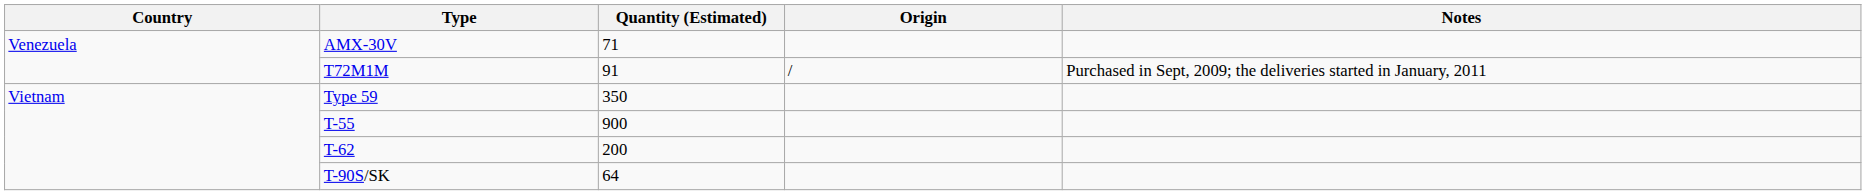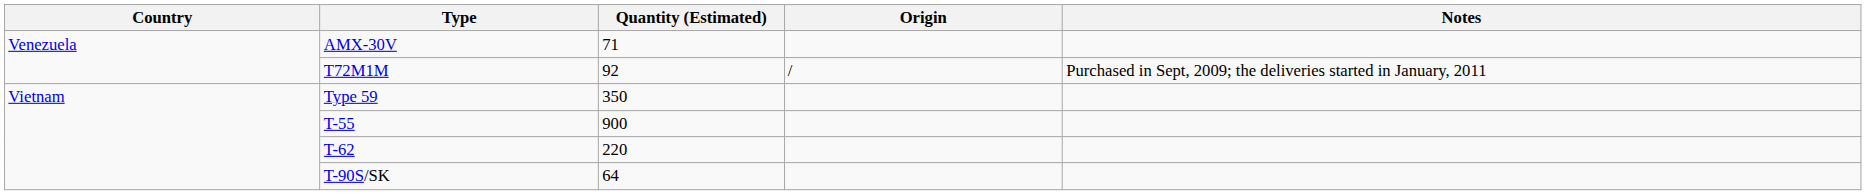(611, 70) 91 -> (611, 70) 92
(615, 149) 200 -> (615, 149) 220
